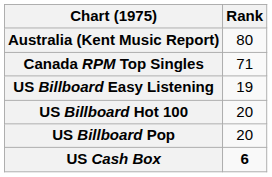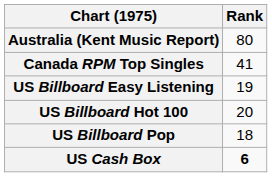(245, 64) 71 -> (245, 64) 41
(245, 135) 20 -> (245, 135) 18
